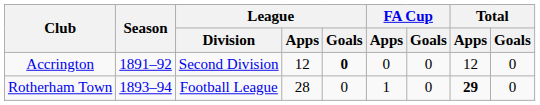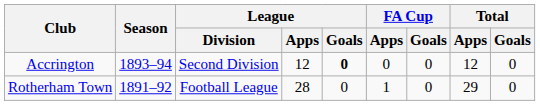(146, 64) 1891–92 -> (146, 64) 1893–94
(146, 87) 1893–94 -> (146, 87) 1891–92
(470, 87) bold -> (470, 87) normal
